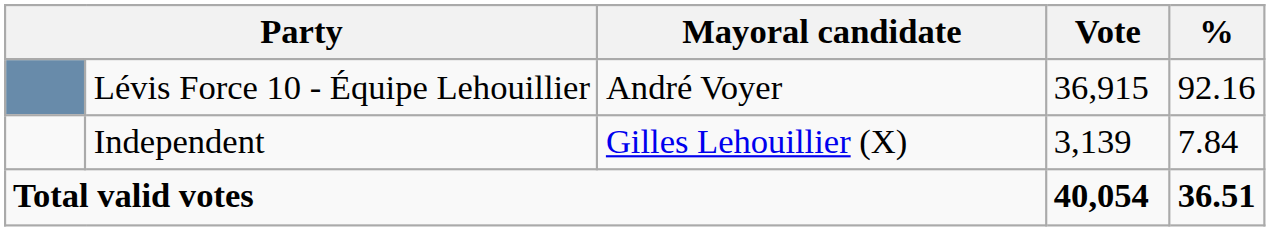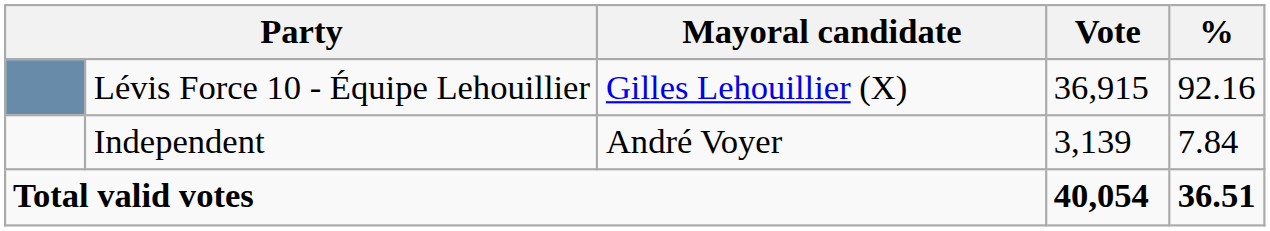(694, 86) André Voyer -> (757, 86) Gilles Lehouillier (X)
(757, 141) Gilles Lehouillier (X) -> (694, 141) André Voyer
